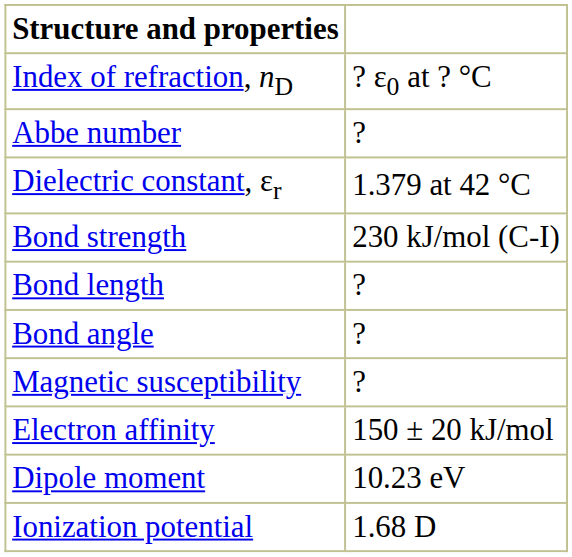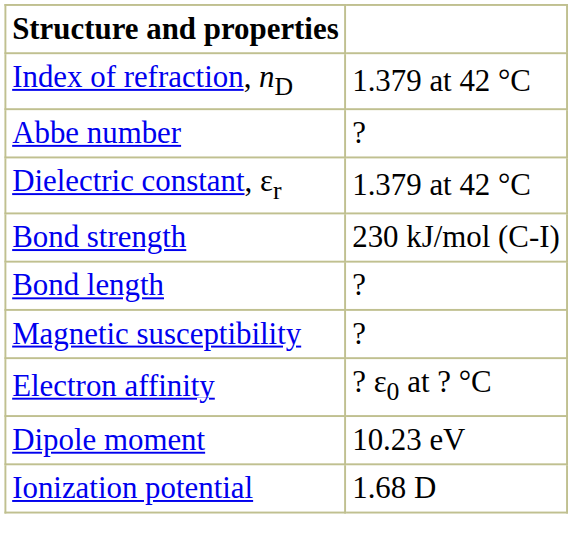(422, 80) ? ε0 at ? °C -> (442, 80) 1.379 at 42 °C
- row: (83, 334)
(453, 430) 150 ± 20 kJ/mol -> (422, 386) ? ε0 at ? °C
